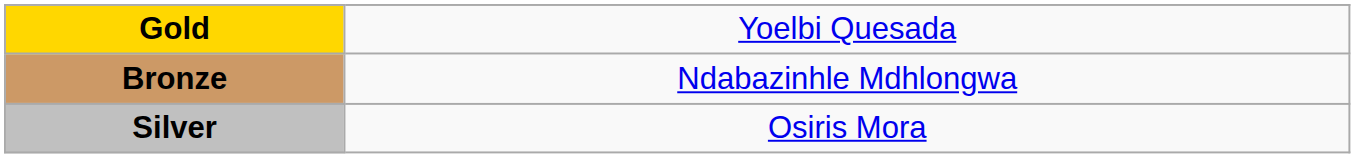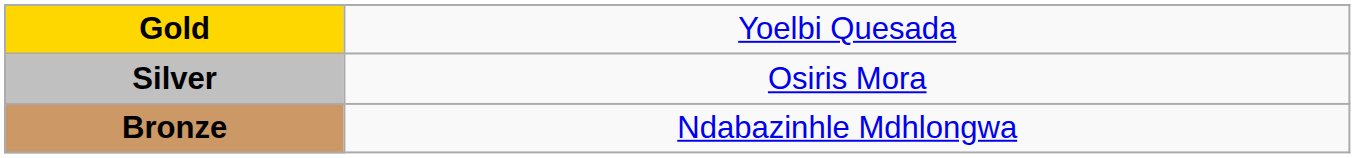rows swapped: (175, 127) <-> (175, 78)
